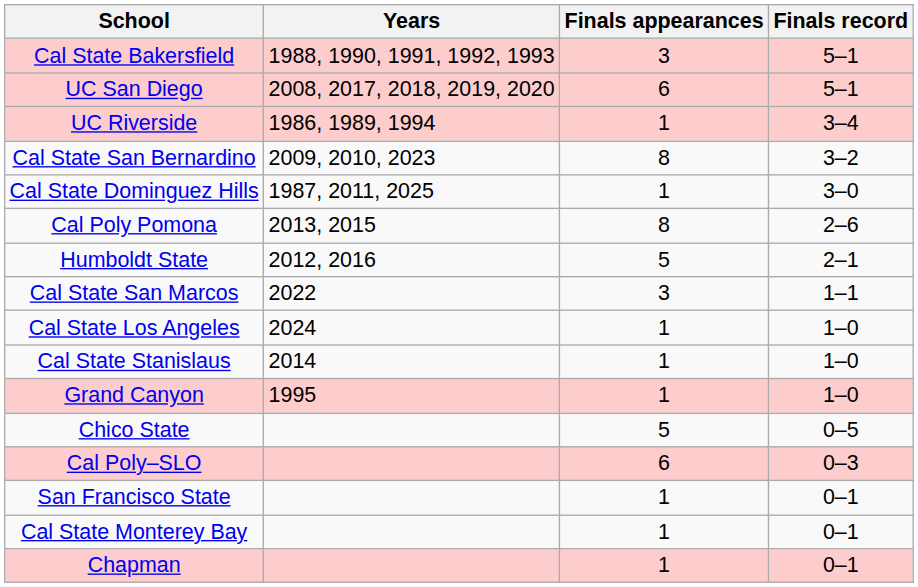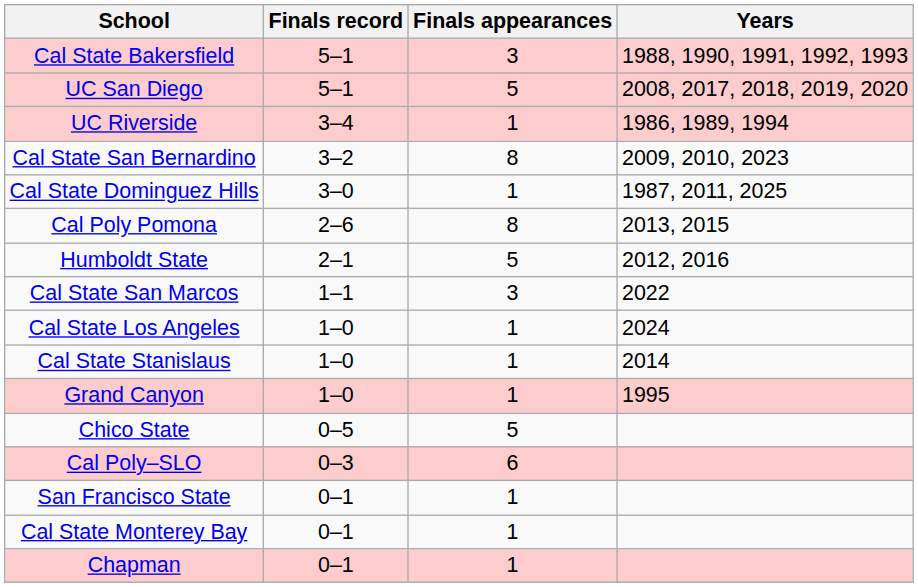columns swapped: (841, 21) <-> (412, 21)
(664, 89) 6 -> (513, 89) 5
